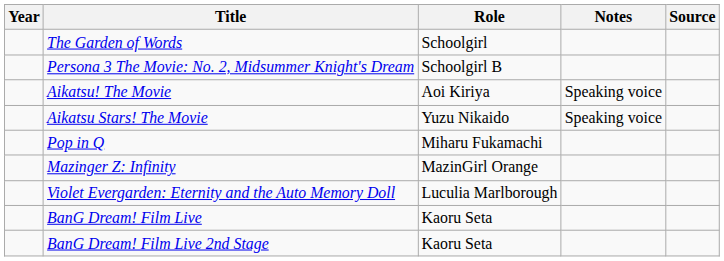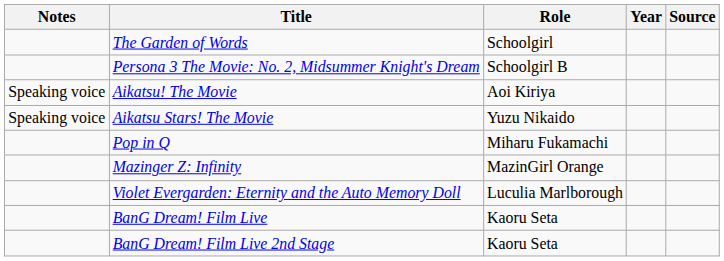columns swapped: (24, 17) <-> (613, 17)
